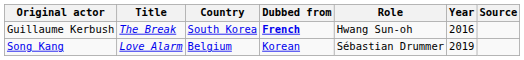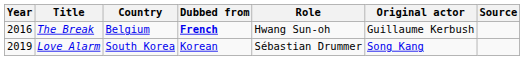columns swapped: (462, 13) <-> (61, 13)
(222, 30) South Korea -> (128, 30) Belgium
(210, 47) Belgium -> (140, 47) South Korea
